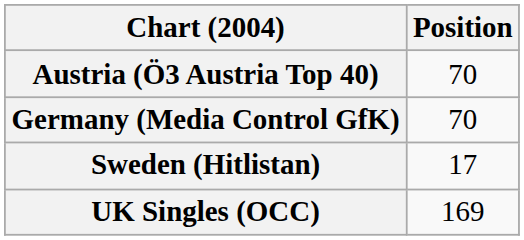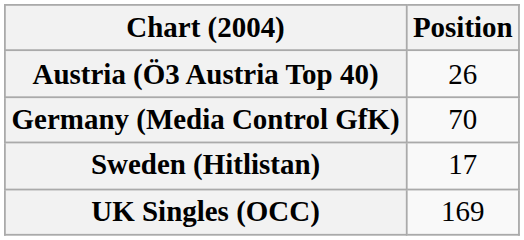(463, 73) 70 -> (463, 73) 26
